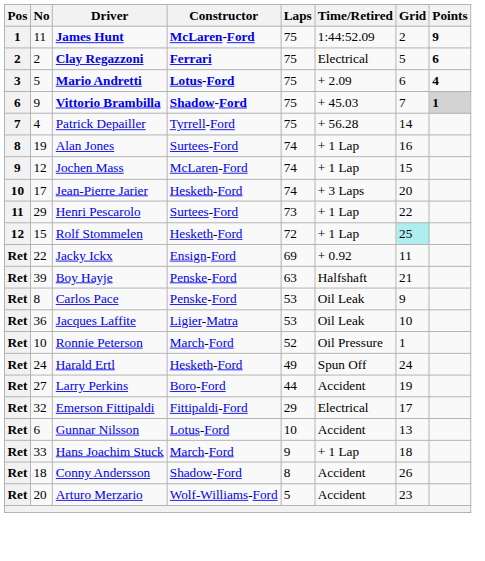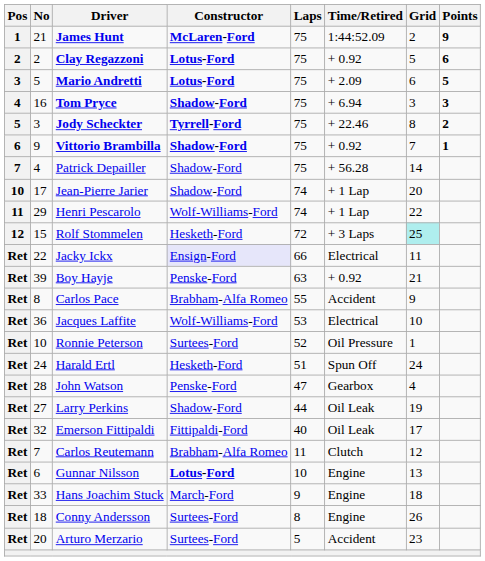(40, 37) 11 -> (40, 37) 21
(191, 59) Ferrari -> (202, 59) Lotus-Ford
(343, 59) Electrical -> (345, 59) + 0.92
(436, 81) 4 -> (446, 81) 5
+ row: (86, 102)
+ row: (99, 124)
(338, 102) + 45.03 -> (345, 146) + 0.92
(436, 102) lightgrey background -> (446, 146) no background
(202, 124) Tyrrell-Ford -> (206, 168) Shadow-Ford
- row: (85, 146)
- row: (90, 168)
(206, 190) Hesketh-Ford -> (206, 190) Shadow-Ford
(341, 190) + 3 Laps -> (348, 190) + 1 Lap
(204, 211) Surtees-Ford -> (224, 211) Wolf-Williams-Ford
(290, 211) 73 -> (300, 211) 74
(338, 233) + 1 Lap -> (351, 233) + 3 Laps
(203, 255) no background -> (203, 255) lavender background
(290, 255) 69 -> (300, 255) 66
(335, 255) + 0.92 -> (353, 255) Electrical
(342, 277) Halfshaft -> (345, 277) + 0.92
(203, 299) Penske-Ford -> (229, 299) Brabham-Alfa Romeo
(290, 299) 53 -> (300, 299) 55
(341, 299) Oil Leak -> (352, 299) Accident
(204, 320) Ligier-Matra -> (224, 320) Wolf-Williams-Ford
(341, 320) Oil Leak -> (353, 320) Electrical
(202, 342) March-Ford -> (204, 342) Surtees-Ford
(290, 364) 49 -> (300, 364) 51
+ row: (89, 386)
(198, 386) Boro-Ford -> (206, 408) Shadow-Ford
(342, 386) Accident -> (351, 408) Oil Leak
(290, 408) 29 -> (300, 429) 40
(343, 408) Electrical -> (351, 429) Oil Leak
+ row: (105, 451)
(200, 429) normal -> (202, 473) bold
(342, 429) Accident -> (347, 473) Engine
(338, 451) + 1 Lap -> (347, 495) Engine
(206, 473) Shadow-Ford -> (204, 517) Surtees-Ford
(342, 473) Accident -> (347, 517) Engine
(224, 495) Wolf-Williams-Ford -> (204, 538) Surtees-Ford
